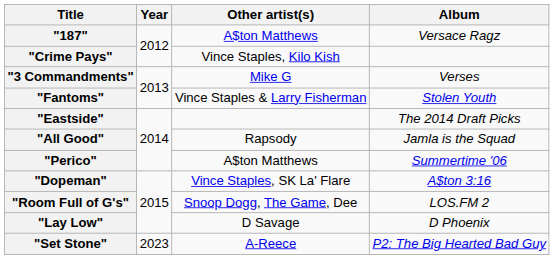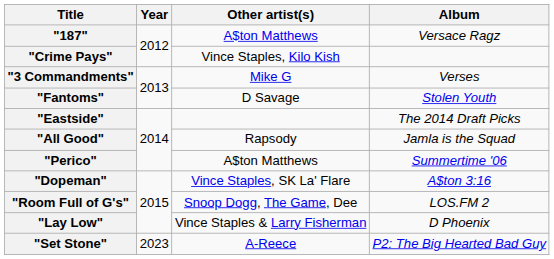(271, 98) Vince Staples & Larry Fisherman -> (271, 98) D Savage
(271, 222) D Savage -> (271, 222) Vince Staples & Larry Fisherman
